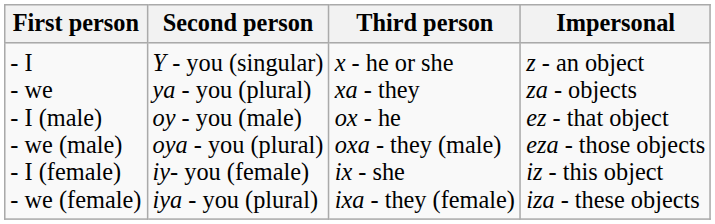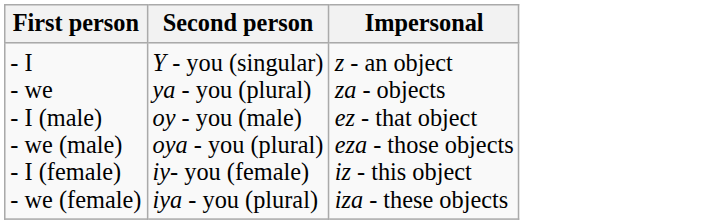- column: (425, 23)
